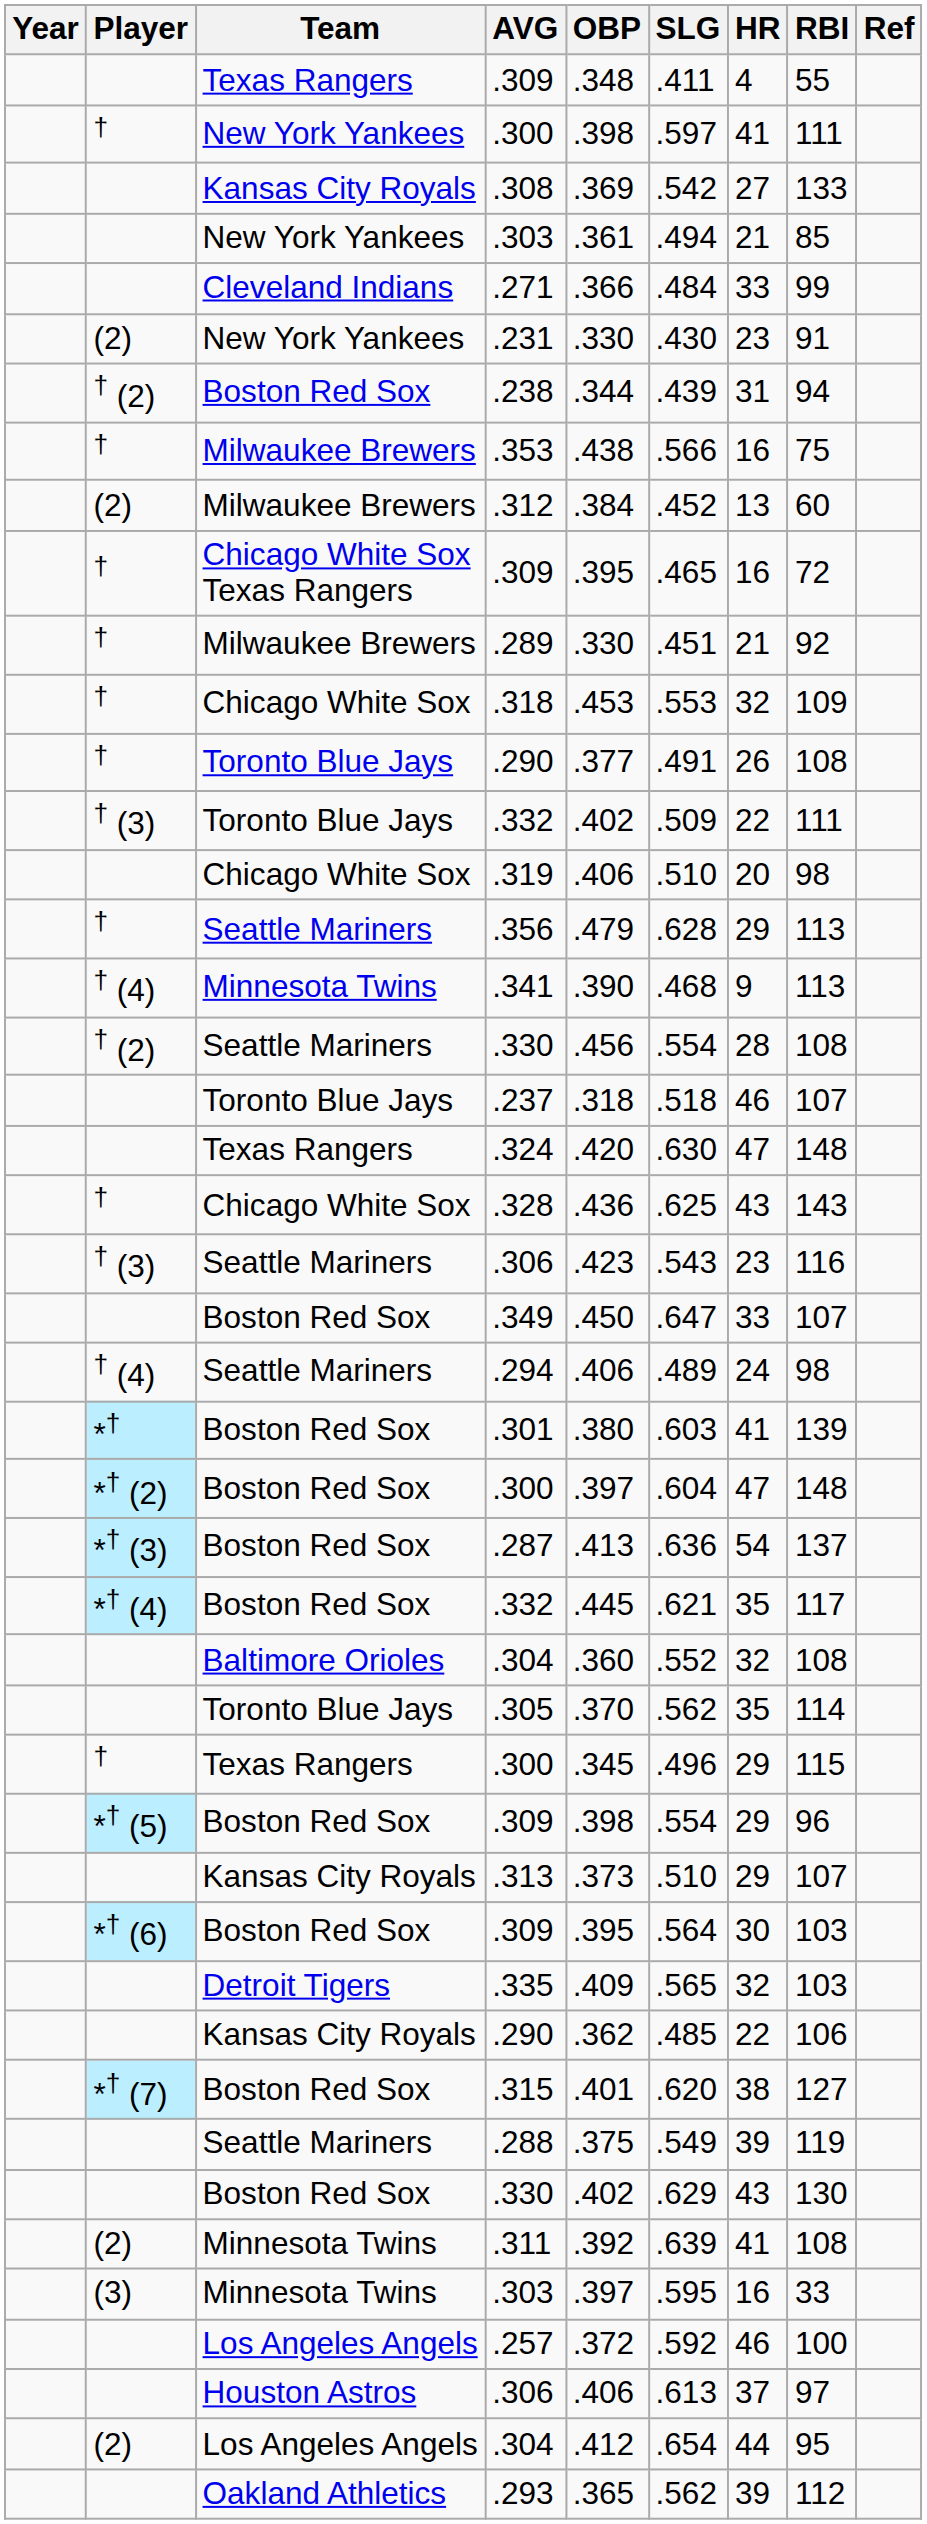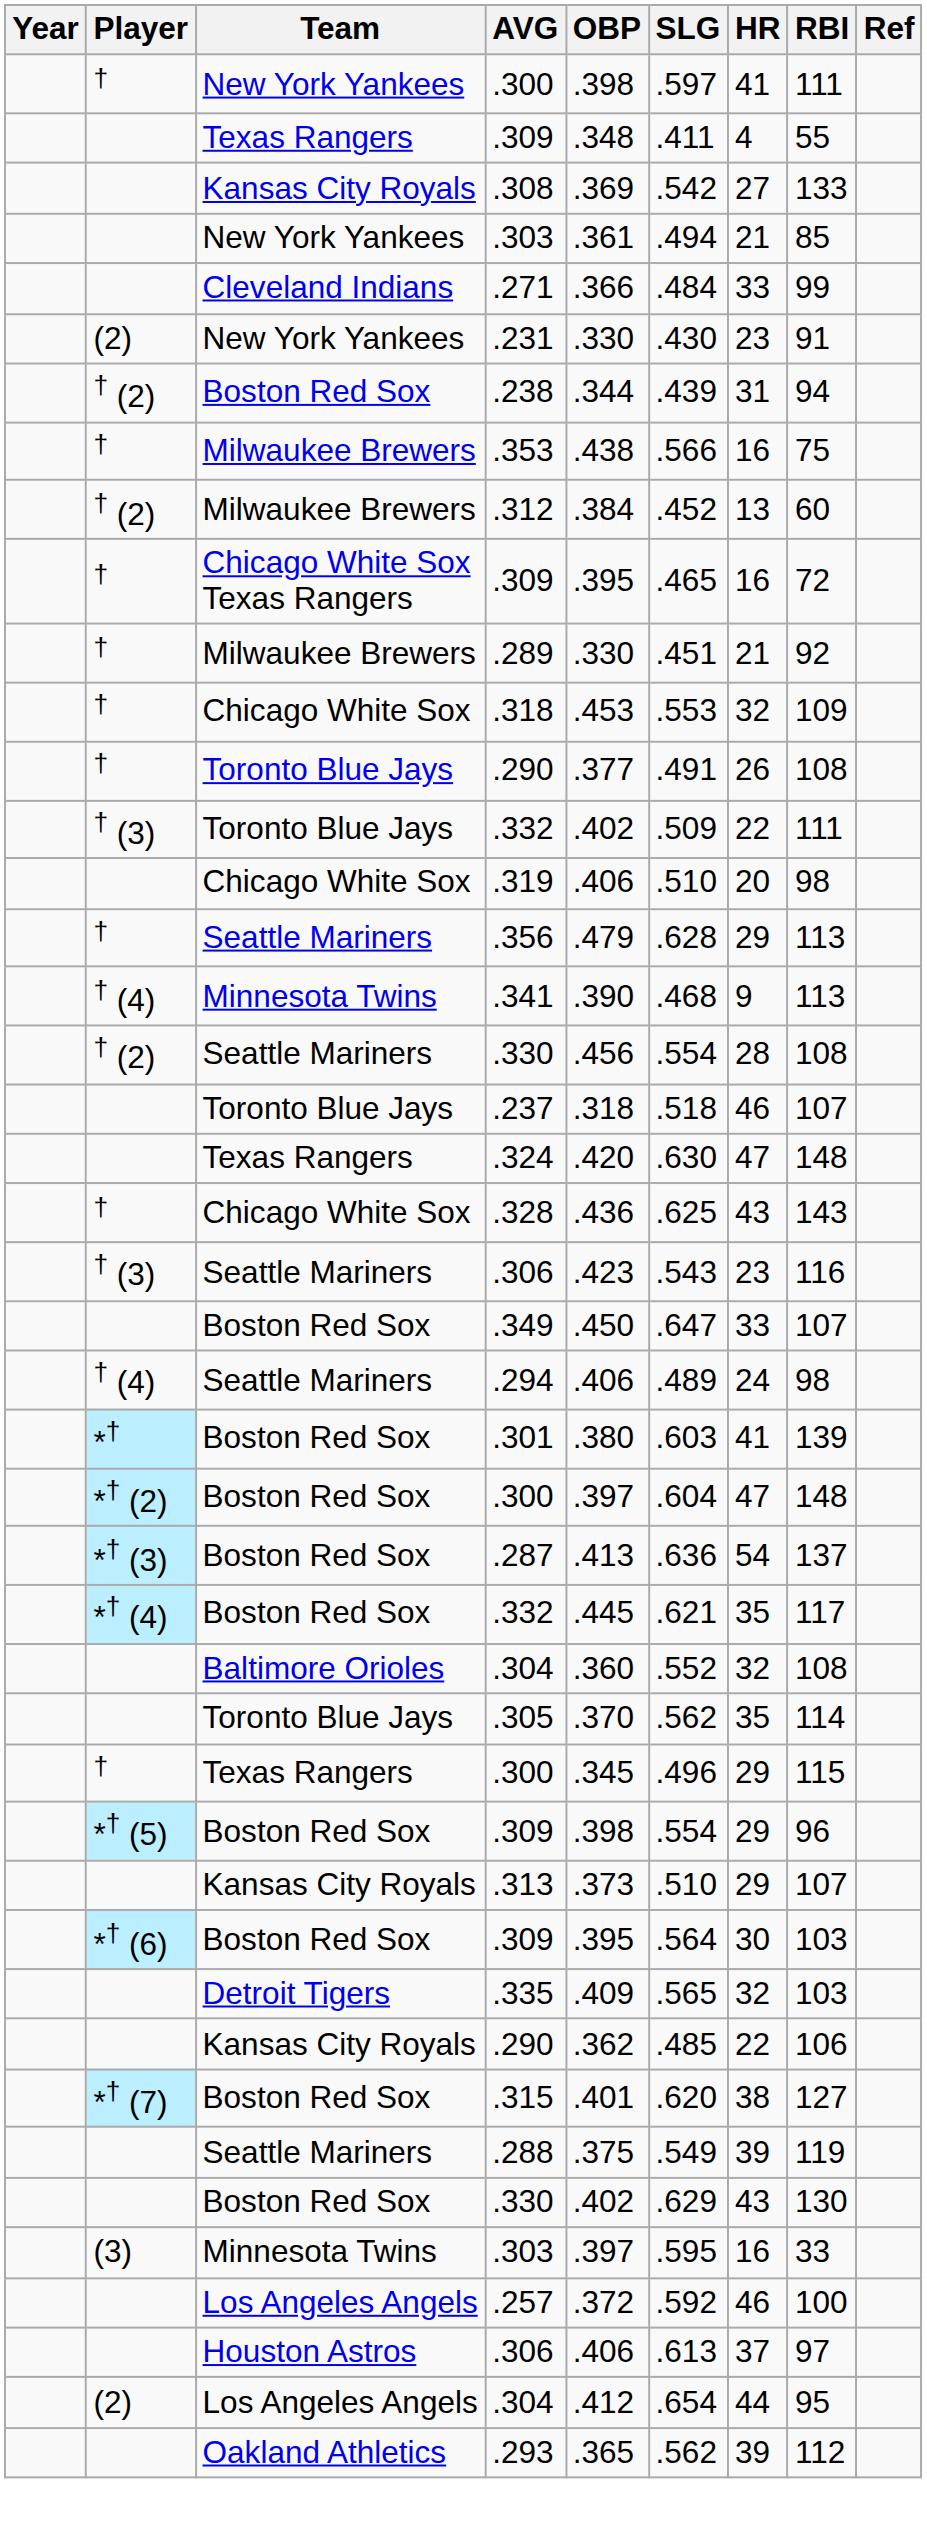rows swapped: (333, 133) <-> (308, 79)
(113, 504) (2) -> (124, 509) † (2)
- row: (320, 2243)
